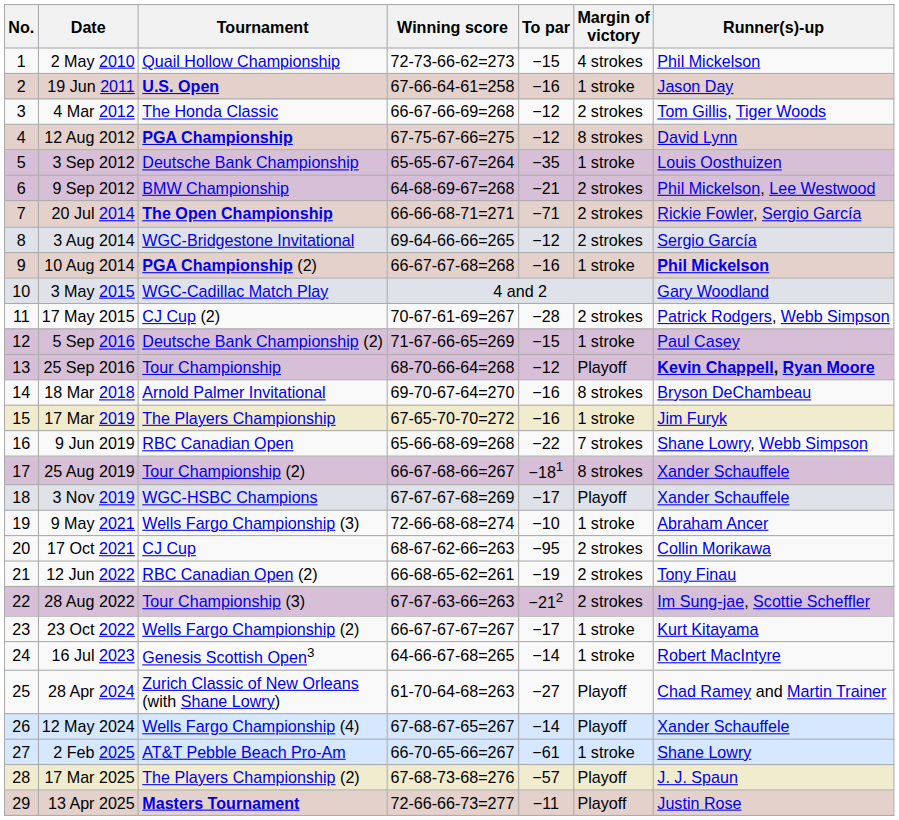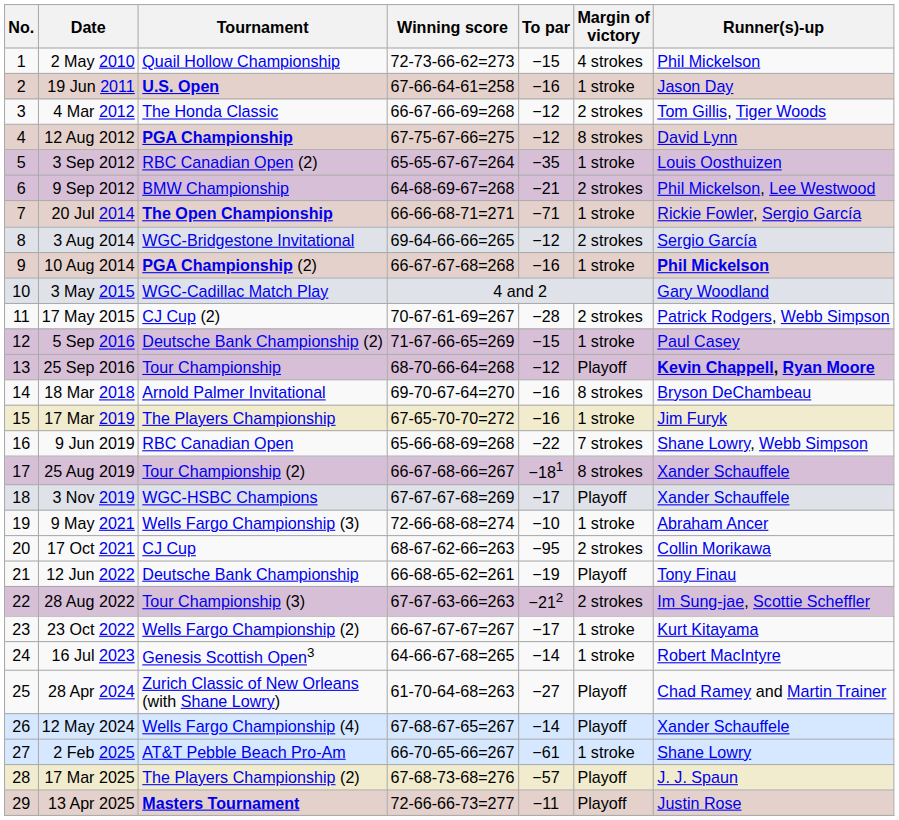(251, 163) Deutsche Bank Championship -> (230, 163) RBC Canadian Open (2)
(610, 214) 2 strokes -> (606, 214) 1 stroke
(230, 574) RBC Canadian Open (2) -> (251, 574) Deutsche Bank Championship
(610, 574) 2 strokes -> (602, 574) Playoff
